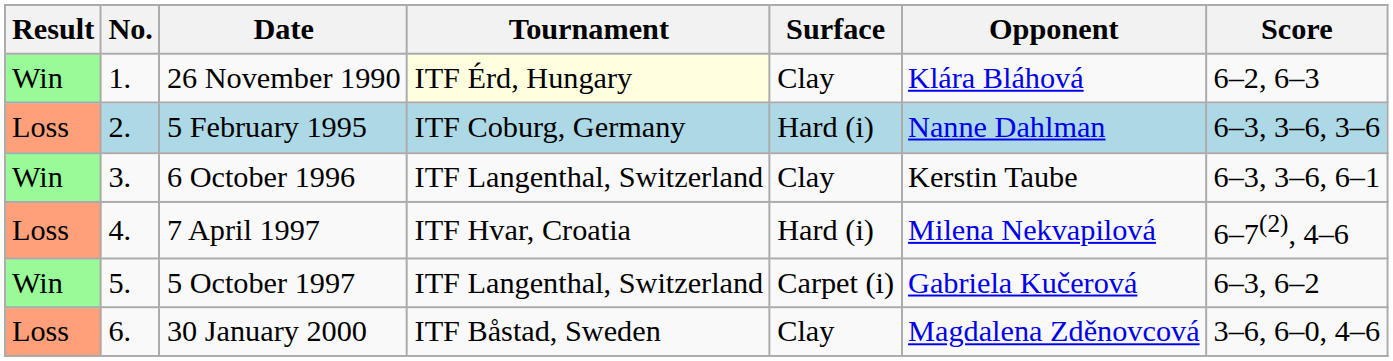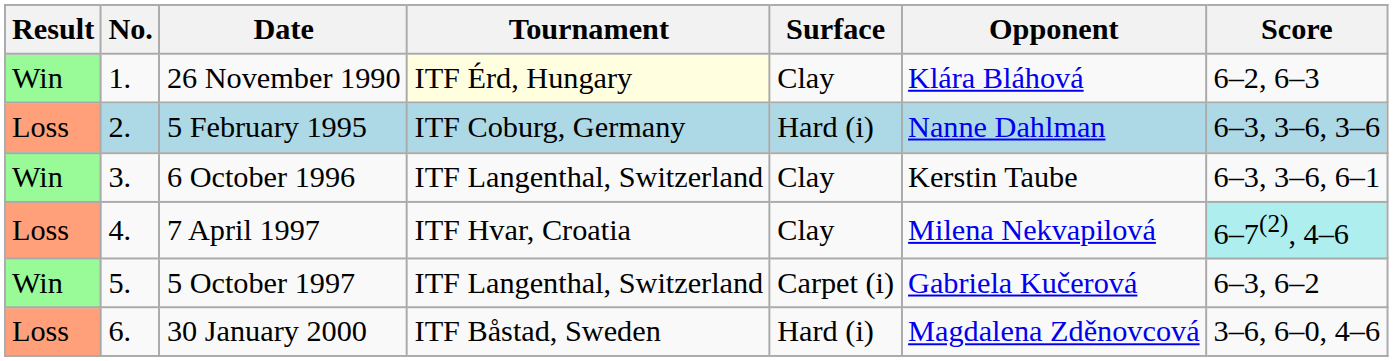(826, 229) Hard (i) -> (806, 229) Clay
(1281, 229) no background -> (1281, 229) paleturquoise background
(806, 331) Clay -> (826, 331) Hard (i)
